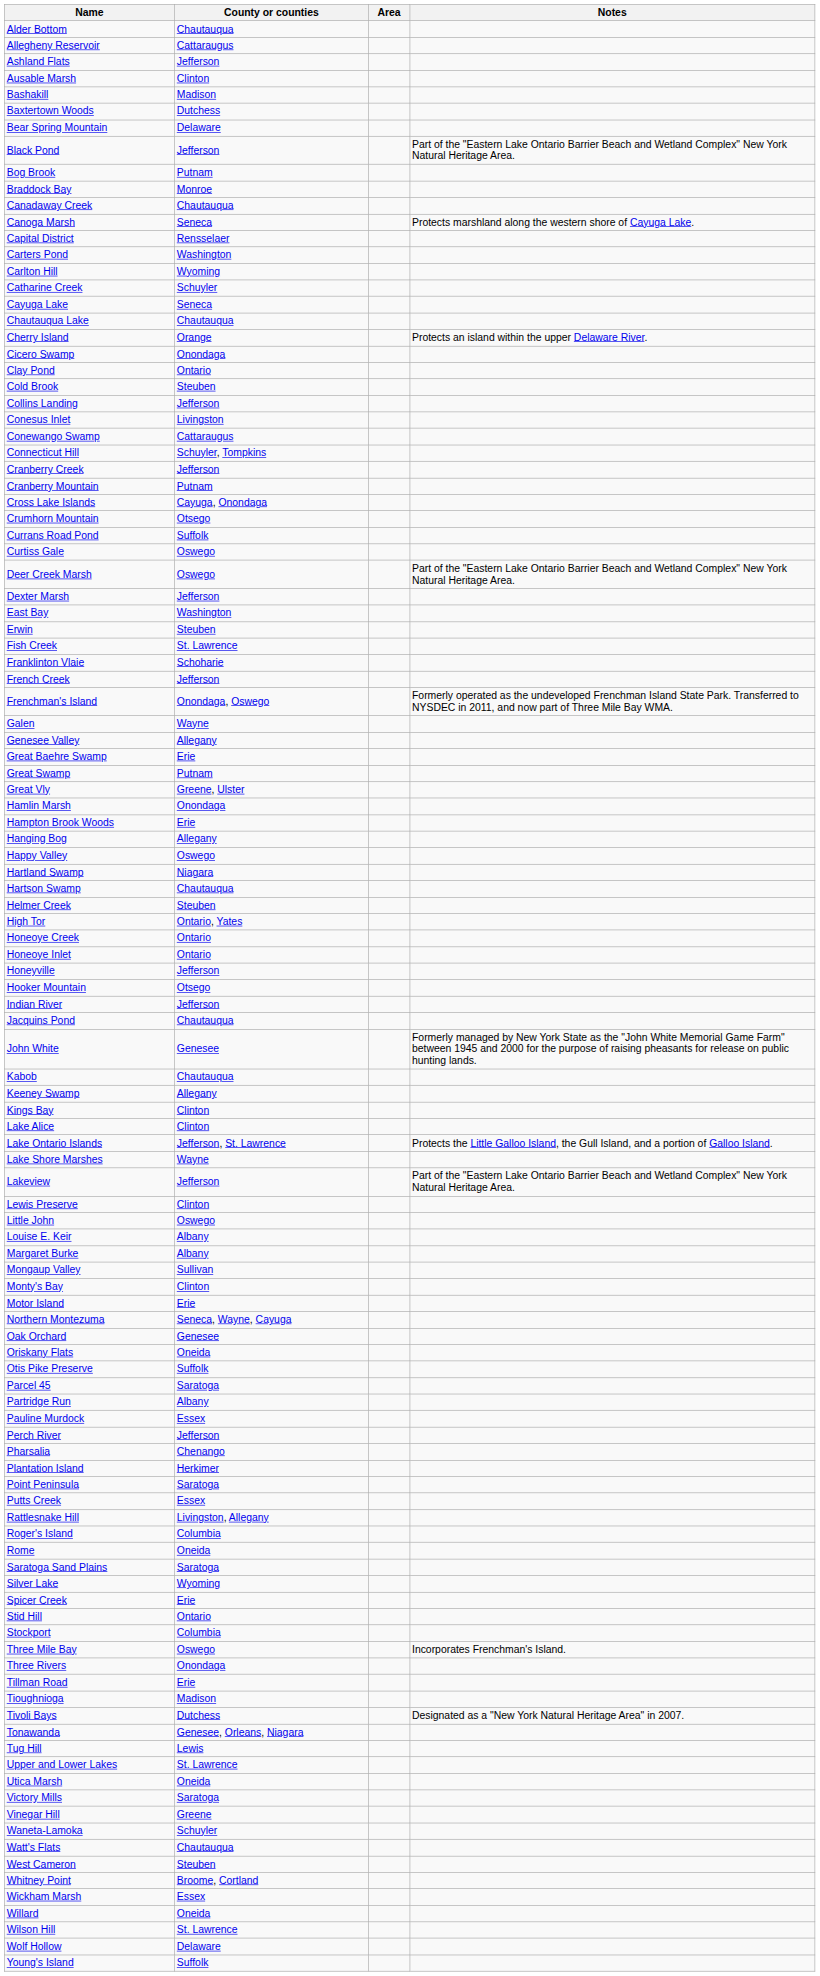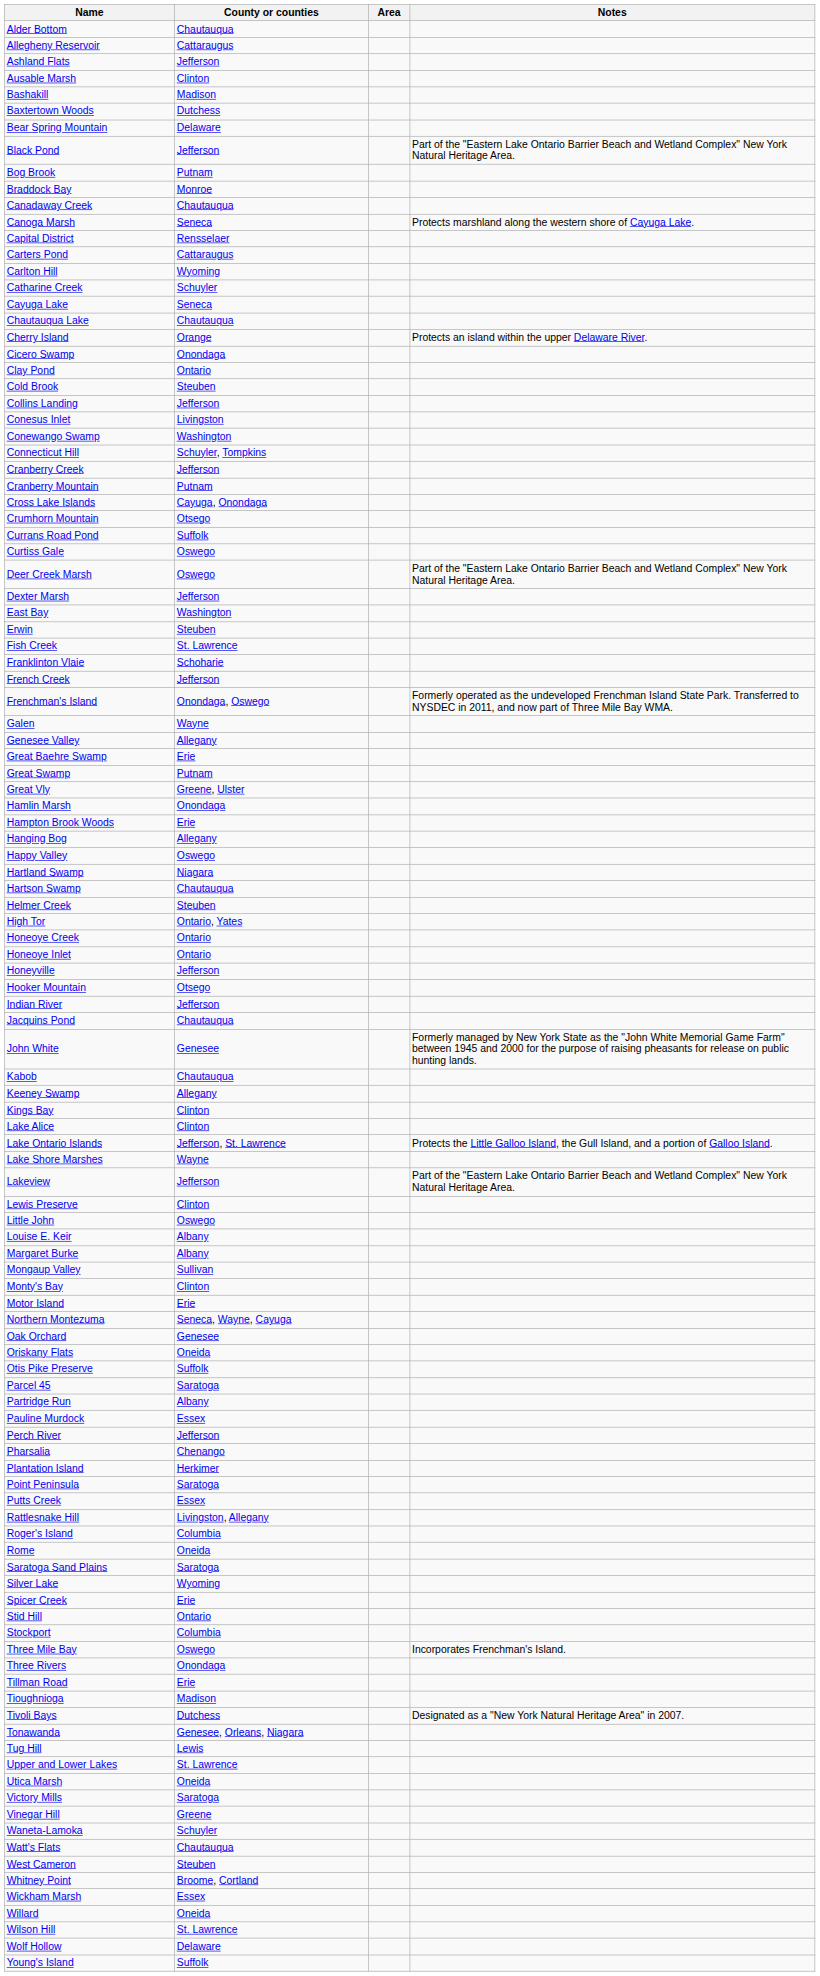(204, 255) Washington -> (205, 255) Cattaraugus
(205, 436) Cattaraugus -> (204, 436) Washington
